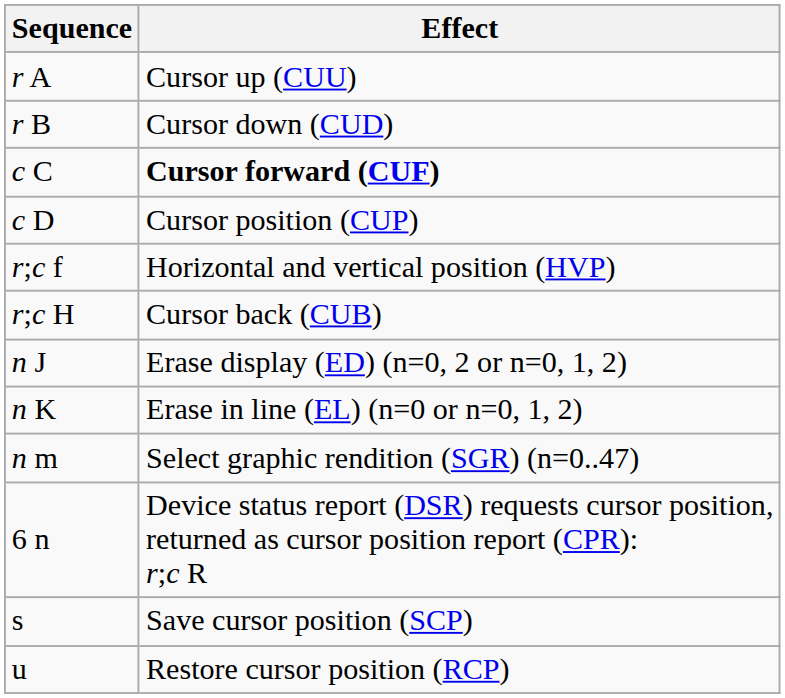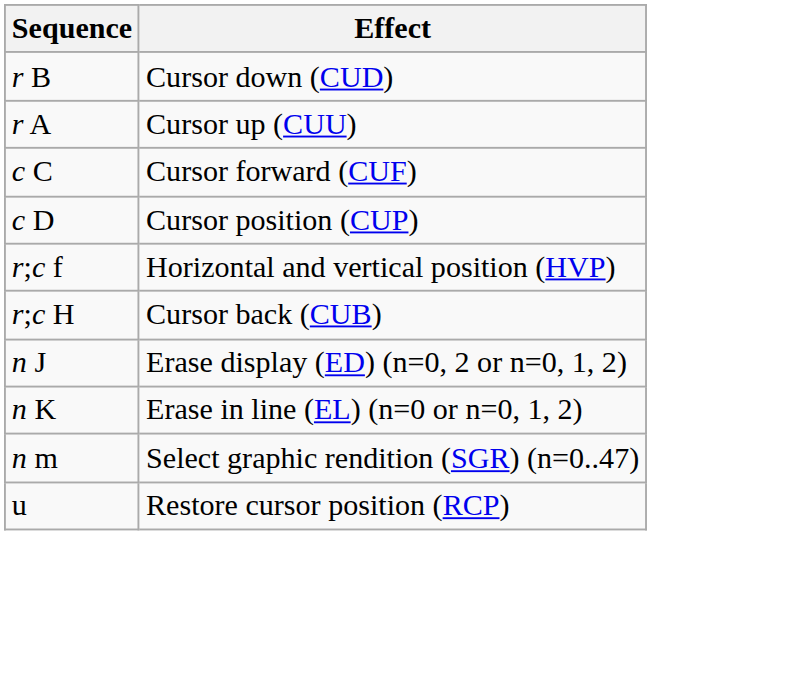rows swapped: (32, 76) <-> (32, 123)
(293, 171) bold -> (281, 171) normal
- row: (31, 539)
- row: (18, 620)
